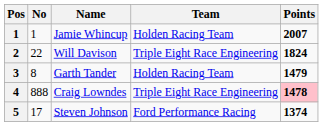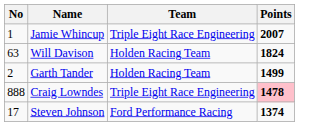- column: (16, 14)
(183, 34) Holden Racing Team -> (182, 34) Triple Eight Race Engineering
(36, 53) 22 -> (13, 53) 63
(206, 53) Triple Eight Race Engineering -> (160, 53) Holden Racing Team
(33, 73) 8 -> (10, 73) 2
(295, 73) 1479 -> (272, 73) 1499
